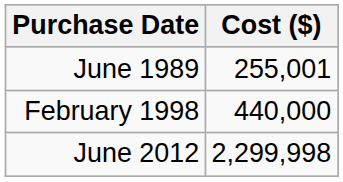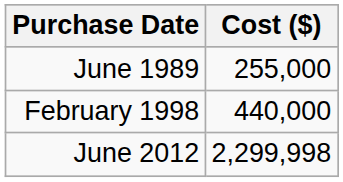(283, 68) 255,001 -> (283, 68) 255,000
